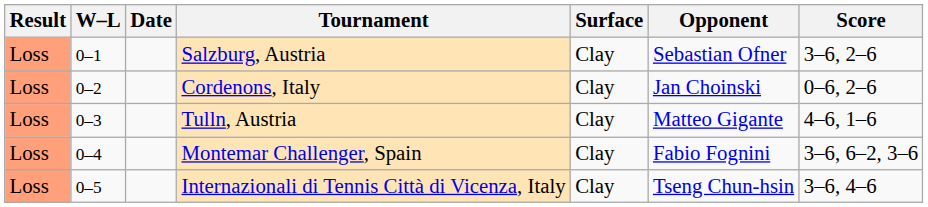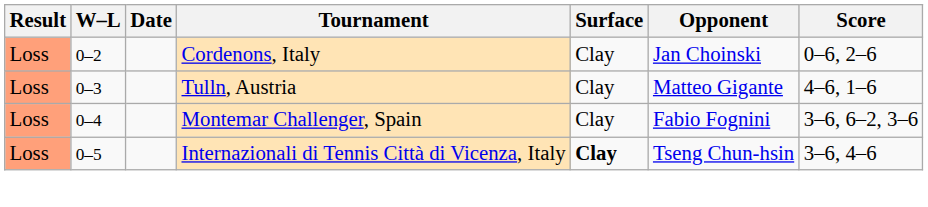- row: (254, 53)
(595, 185) normal -> (596, 152) bold
